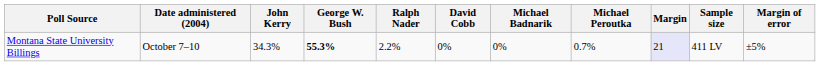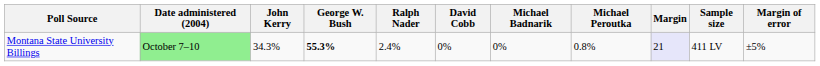(171, 46) no background -> (171, 46) lightgreen background
(390, 46) 2.2% -> (390, 46) 2.4%
(585, 46) 0.7% -> (585, 46) 0.8%
